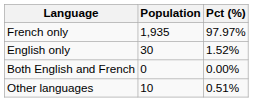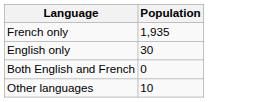- column: (226, 13)
